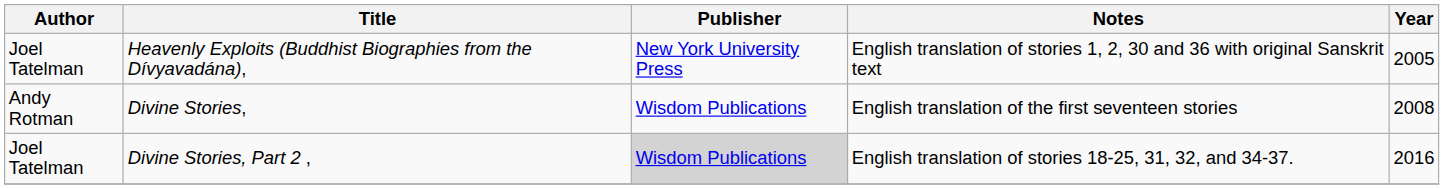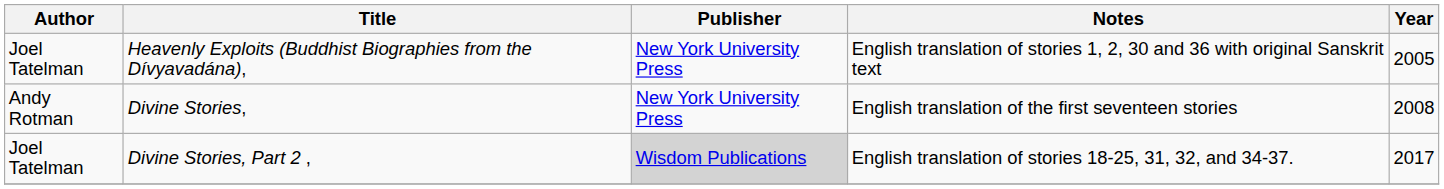(721, 108) Wisdom Publications -> (717, 108) New York University Press
(1414, 158) 2016 -> (1414, 158) 2017
